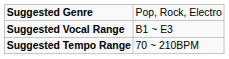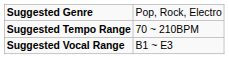rows swapped: (69, 45) <-> (66, 29)
